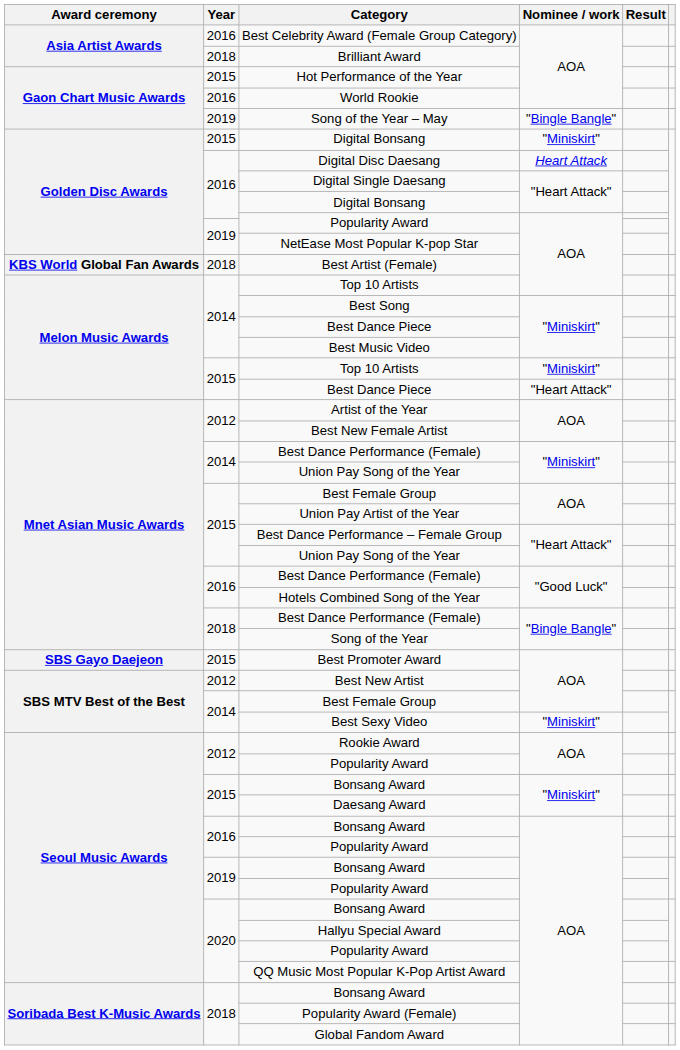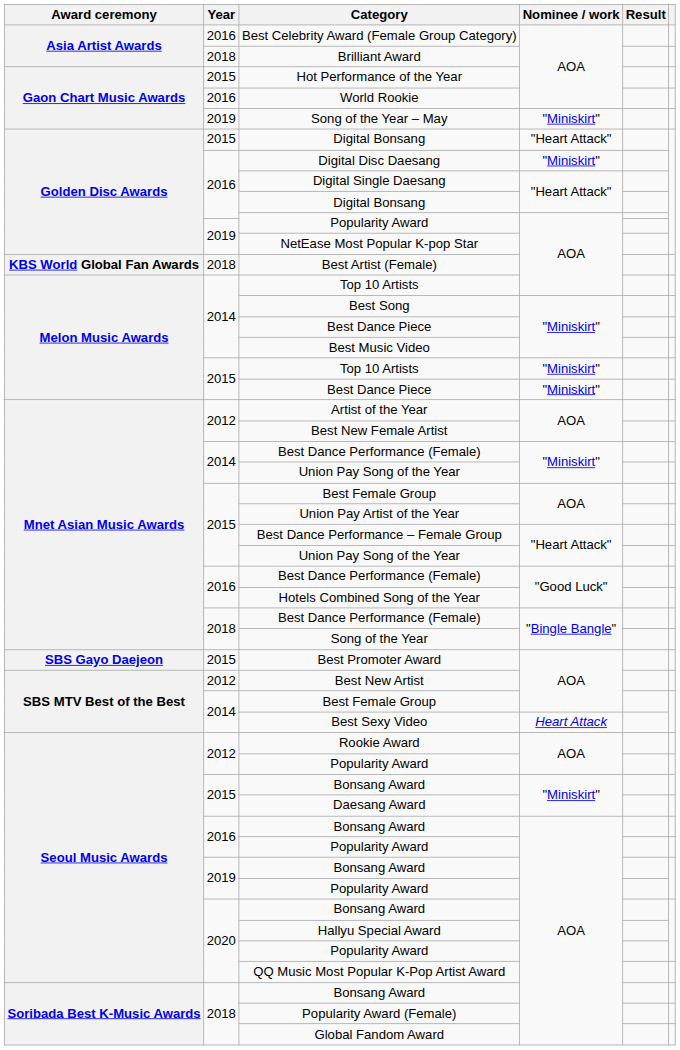(571, 118) "Bingle Bangle" -> (571, 118) "Miniskirt"
(571, 139) "Miniskirt" -> (571, 139) "Heart Attack"
(571, 160) Heart Attack -> (571, 160) "Miniskirt"
(571, 389) "Heart Attack" -> (571, 389) "Miniskirt"
(571, 722) "Miniskirt" -> (571, 722) Heart Attack
